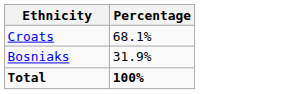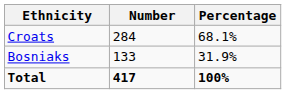+ column: (152, 15)
